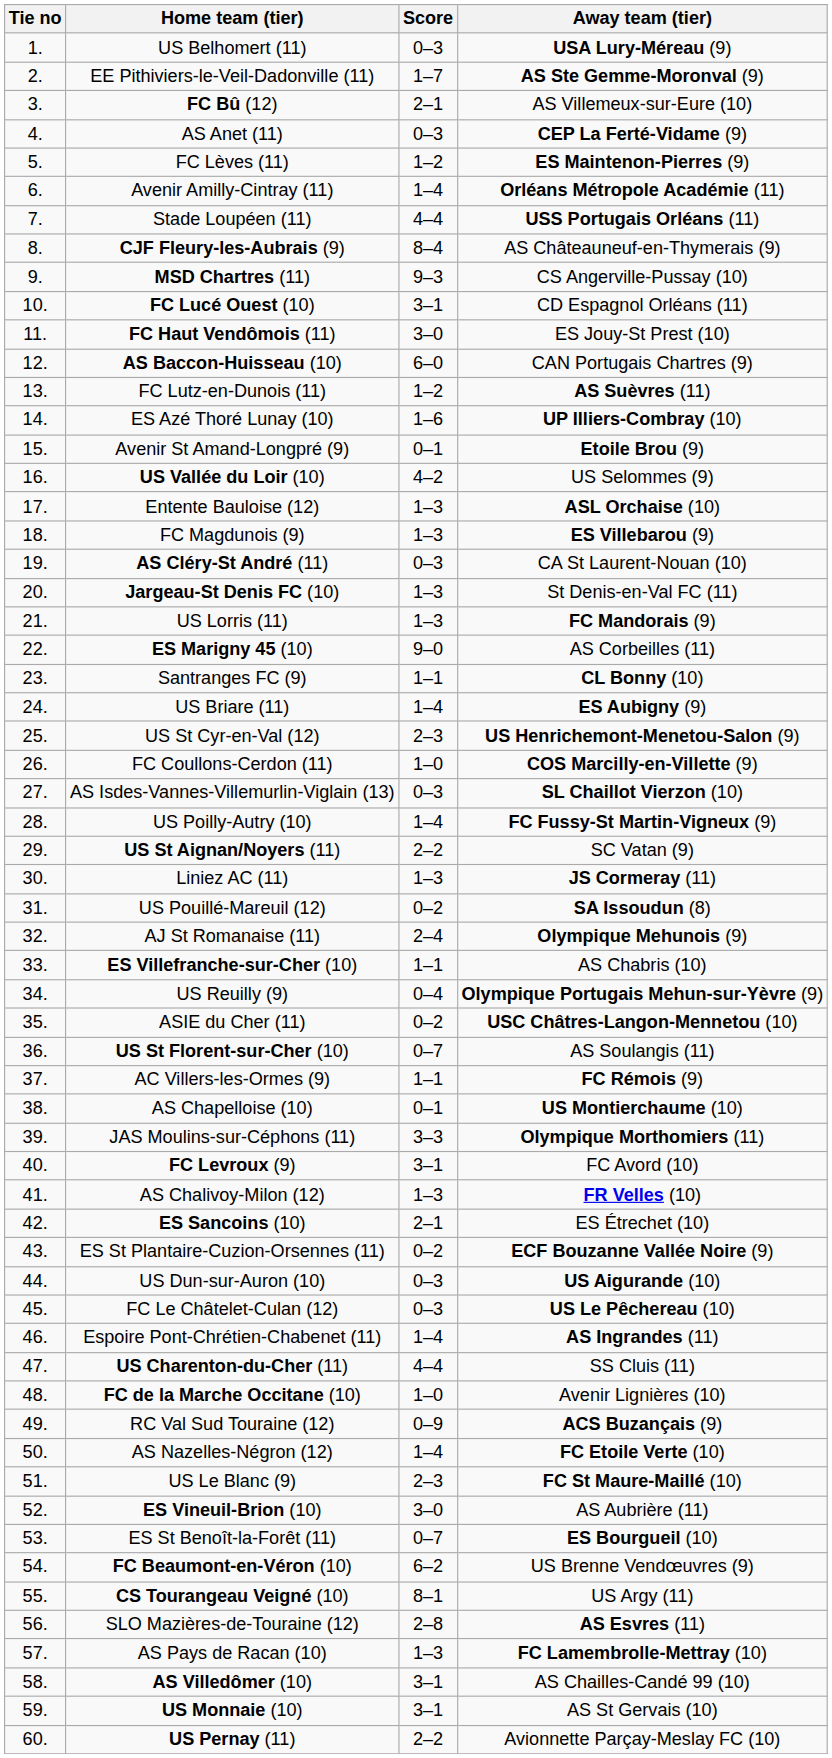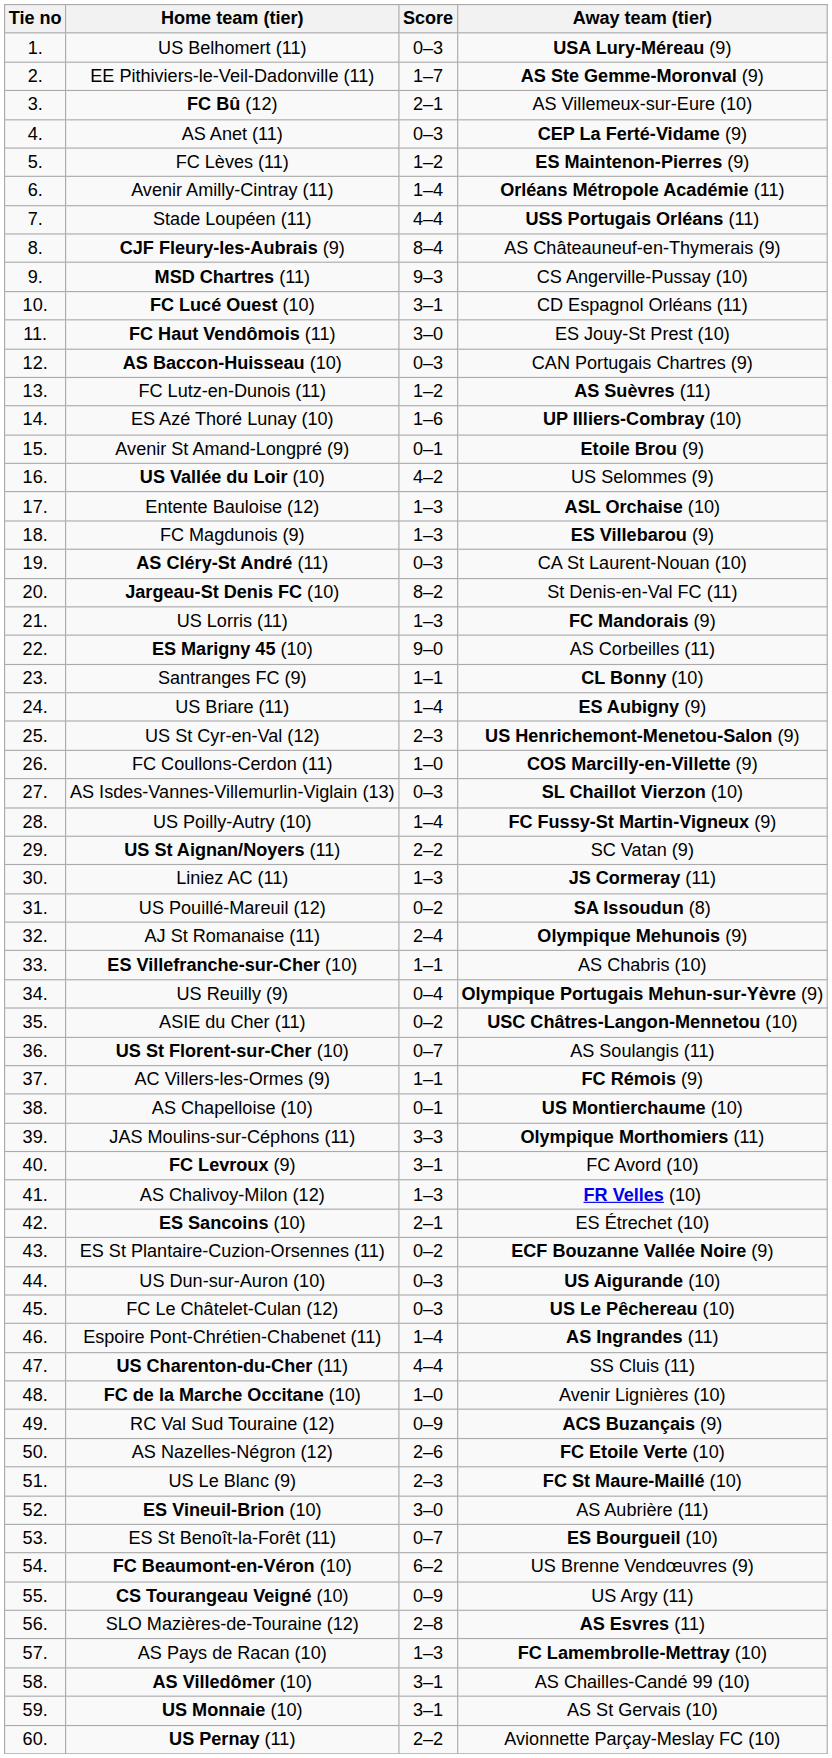(428, 362) 6–0 -> (428, 362) 0–3
(428, 592) 1–3 -> (428, 592) 8–2
(428, 1452) 1–4 -> (428, 1452) 2–6
(428, 1595) 8–1 -> (428, 1595) 0–9
